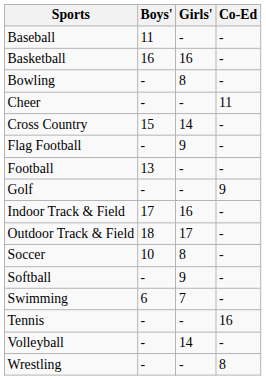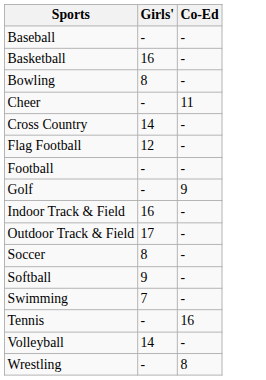- column: (157, 15)
(182, 146) 9 -> (147, 146) 12
